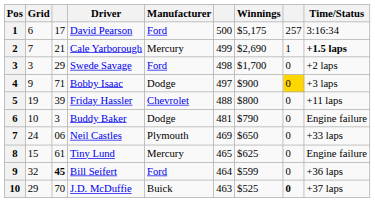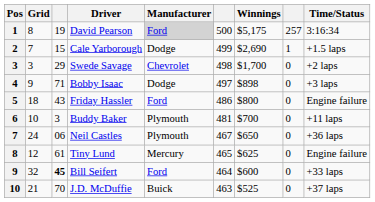(30, 31) 6 -> (30, 31) 8
(60, 31) 17 -> (60, 31) 19
(157, 31) no background -> (157, 31) lightgrey background
(60, 48) 21 -> (60, 48) 15
(165, 48) Mercury -> (161, 48) Dodge
(327, 48) bold -> (326, 48) normal
(157, 66) Ford -> (168, 66) Chevrolet
(248, 83) $900 -> (248, 83) $898
(288, 83) gold background -> (288, 83) no background
(33, 101) 19 -> (33, 101) 18
(60, 101) 39 -> (60, 101) 43
(168, 101) Chevrolet -> (157, 101) Ford
(224, 101) 488 -> (224, 101) 486
(324, 101) +11 laps -> (337, 101) Engine failure
(161, 118) Dodge -> (168, 118) Plymouth
(248, 118) $790 -> (248, 118) $700
(337, 118) Engine failure -> (324, 118) +11 laps
(224, 136) 469 -> (224, 136) 467
(325, 136) +33 laps -> (325, 136) +36 laps
(33, 153) 15 -> (33, 153) 12
(248, 171) $599 -> (248, 171) $600
(325, 171) +36 laps -> (325, 171) +33 laps
(33, 188) 29 -> (33, 188) 21
(288, 188) bold -> (288, 188) normal
